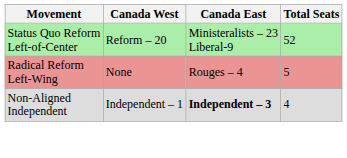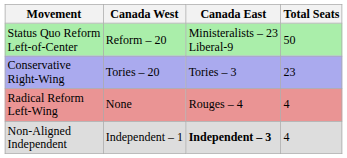(289, 39) 52 -> (289, 39) 50
+ row: (39, 72)
(286, 72) 5 -> (286, 104) 4
